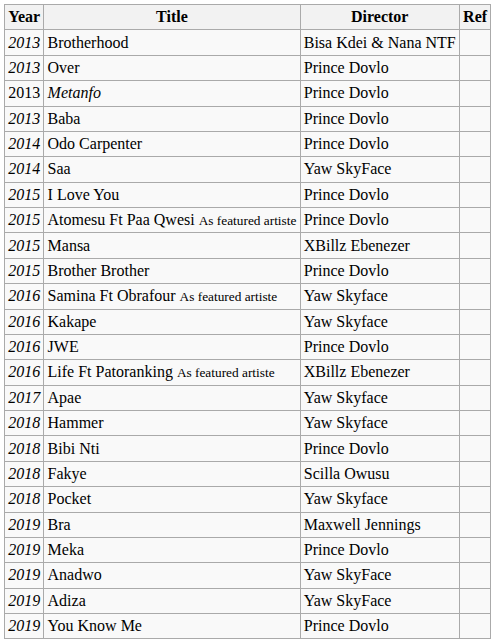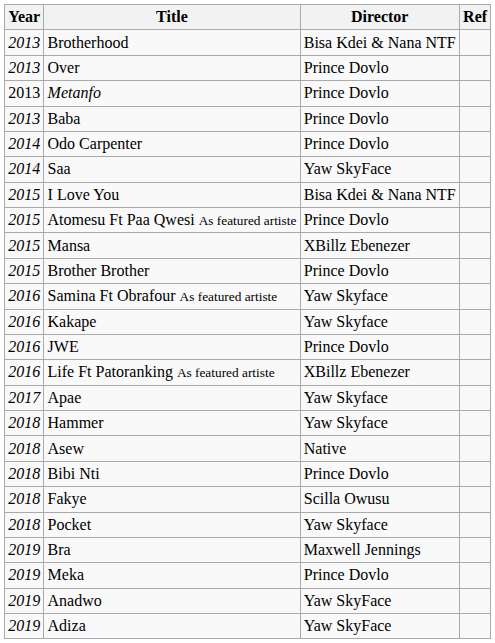(346, 194) Prince Dovlo -> (380, 194) Bisa Kdei & Nana NTF
+ row: (66, 448)
- row: (95, 626)
